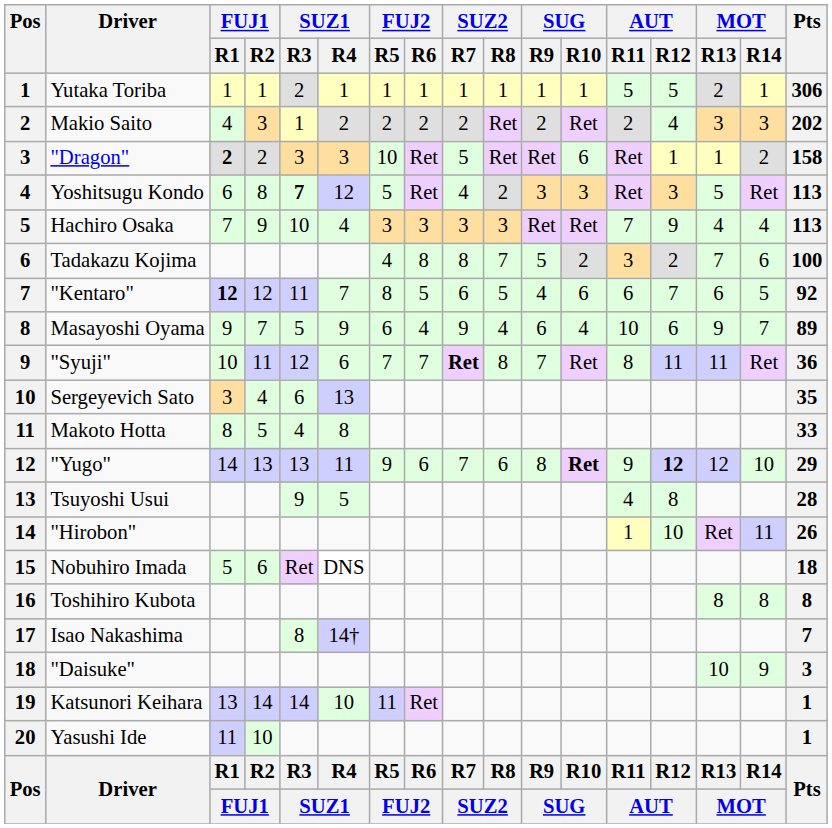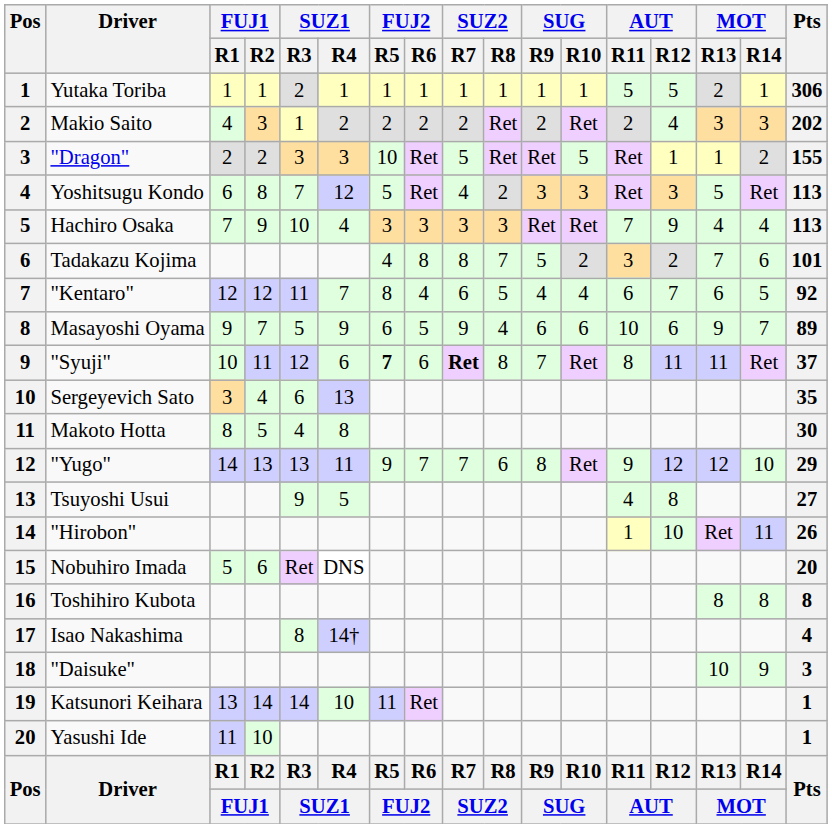(227, 157) bold -> (227, 157) normal
(583, 157) 6 -> (583, 157) 5
(807, 157) 158 -> (807, 157) 155
(299, 191) bold -> (299, 191) normal
(807, 259) 100 -> (807, 259) 101
(227, 293) bold -> (227, 293) normal
(424, 293) 5 -> (424, 293) 4
(583, 293) 6 -> (583, 293) 4
(424, 328) 4 -> (424, 328) 5
(583, 328) 4 -> (583, 328) 6
(387, 362) normal -> (387, 362) bold
(424, 362) 7 -> (424, 362) 6
(807, 362) 36 -> (807, 362) 37
(807, 430) 33 -> (807, 430) 30
(424, 464) 6 -> (424, 464) 7
(583, 464) bold -> (583, 464) normal
(673, 464) bold -> (673, 464) normal
(807, 498) 28 -> (807, 498) 27
(807, 566) 18 -> (807, 566) 20
(807, 635) 7 -> (807, 635) 4
